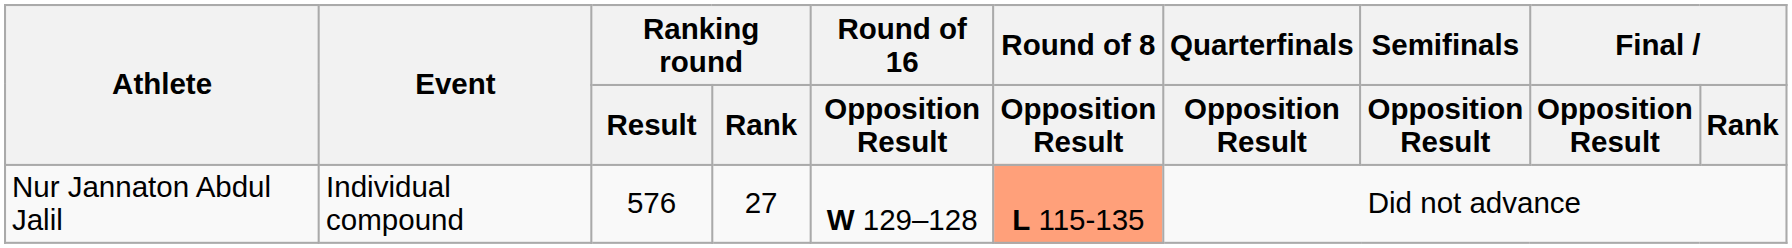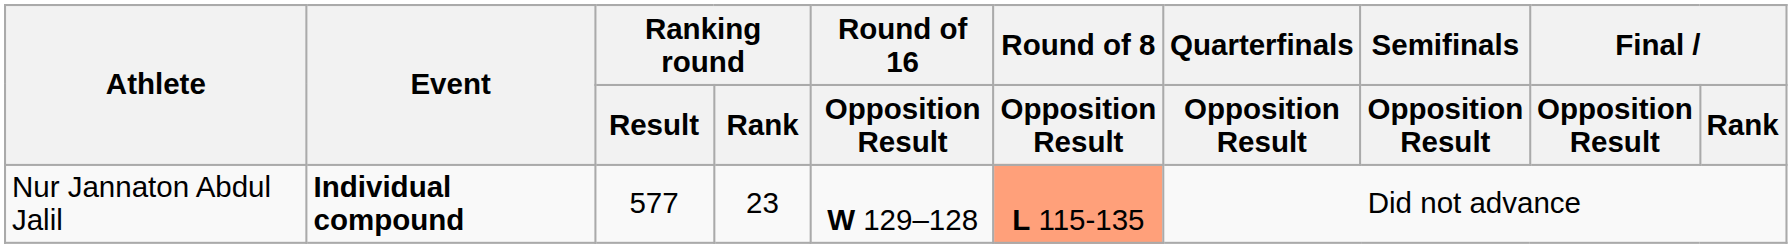(395, 204) normal -> (389, 204) bold
(652, 204) 576 -> (654, 204) 577
(761, 204) 27 -> (763, 204) 23
